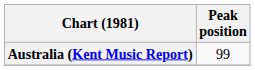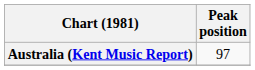(223, 53) 99 -> (223, 53) 97
